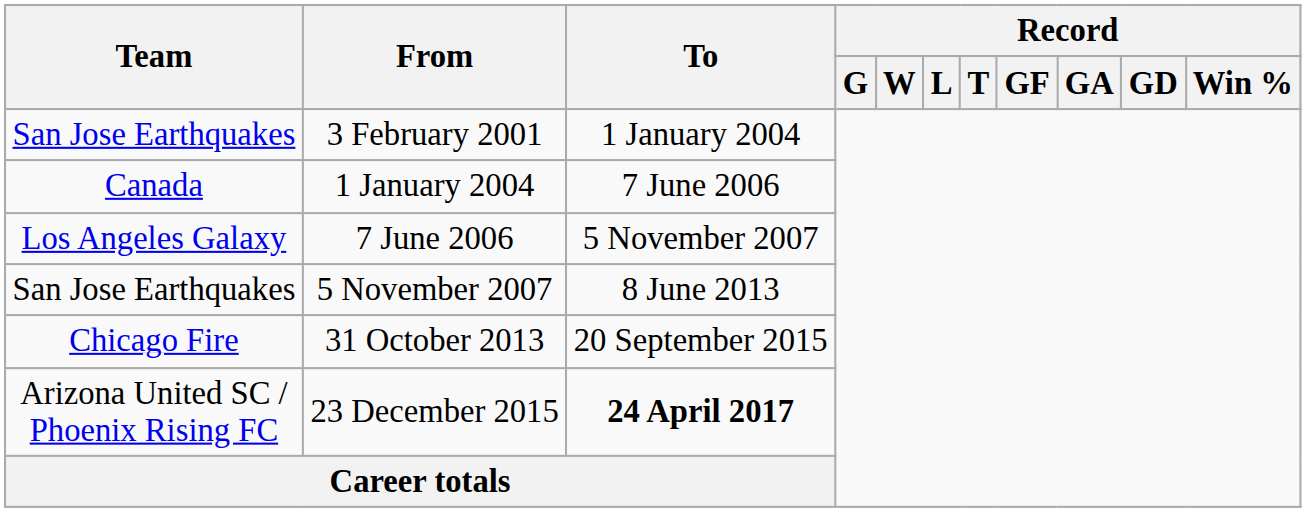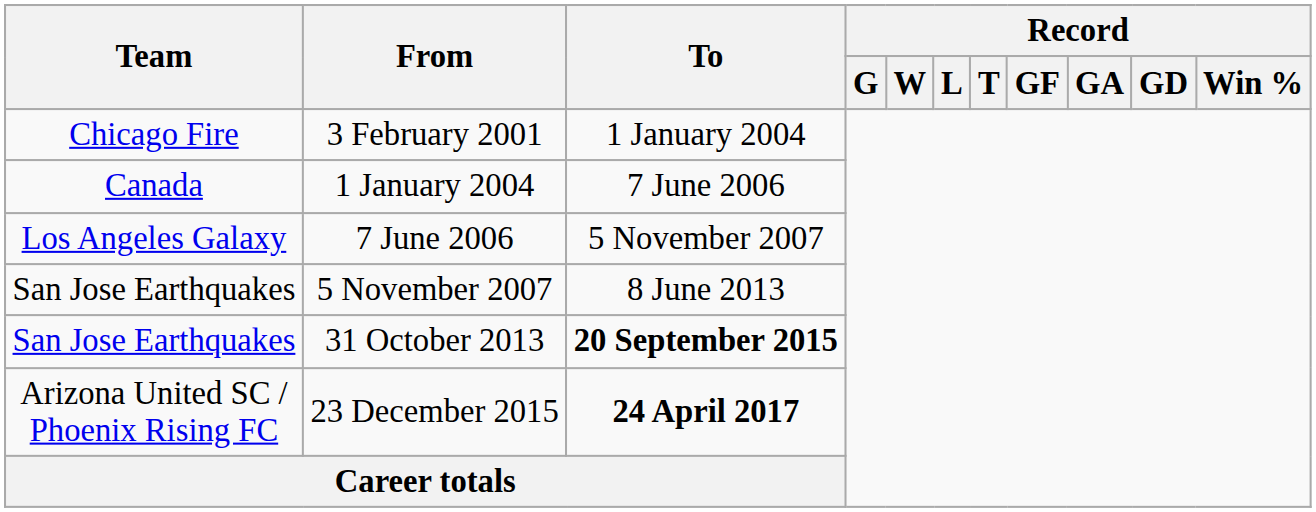(154, 133) San Jose Earthquakes -> (154, 133) Chicago Fire
(154, 340) Chicago Fire -> (154, 340) San Jose Earthquakes
(701, 340) normal -> (706, 340) bold
